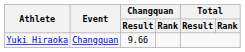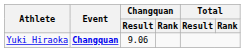(95, 40) normal -> (95, 40) bold
(138, 40) 9.66 -> (138, 40) 9.06
